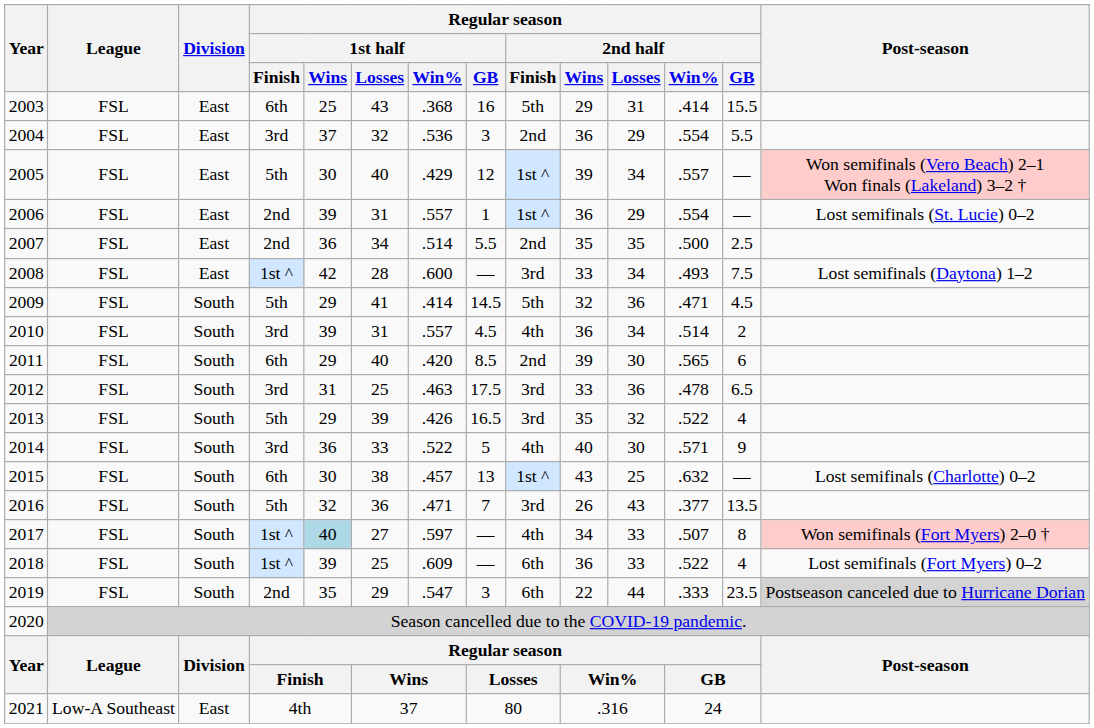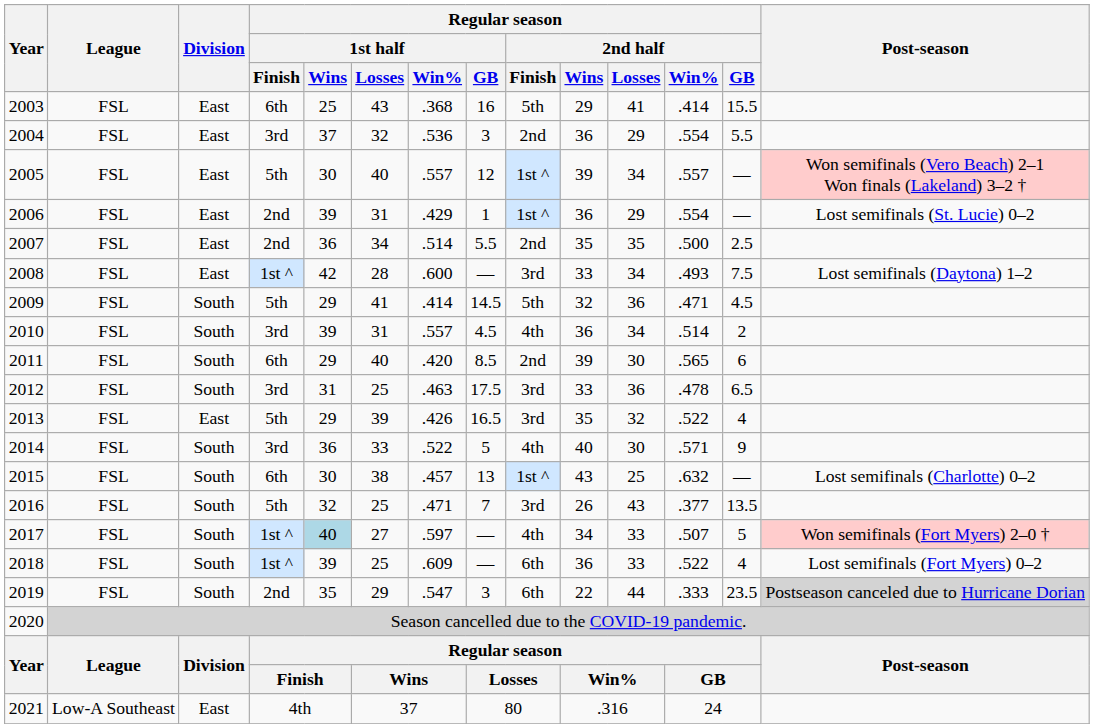(636, 106) 31 -> (636, 106) 41
(437, 175) .429 -> (437, 175) .557
(437, 214) .557 -> (437, 214) .429
(214, 418) South -> (214, 418) East
(380, 505) 36 -> (380, 505) 25
(742, 534) 8 -> (742, 534) 5
